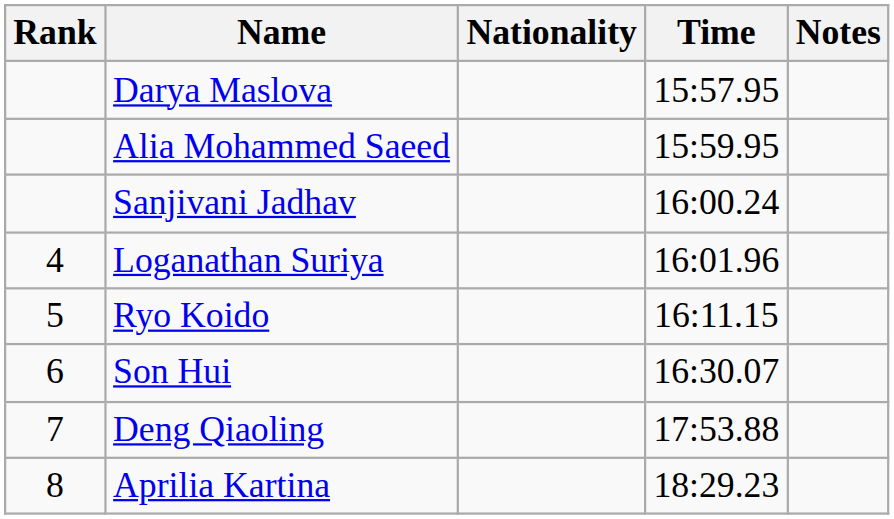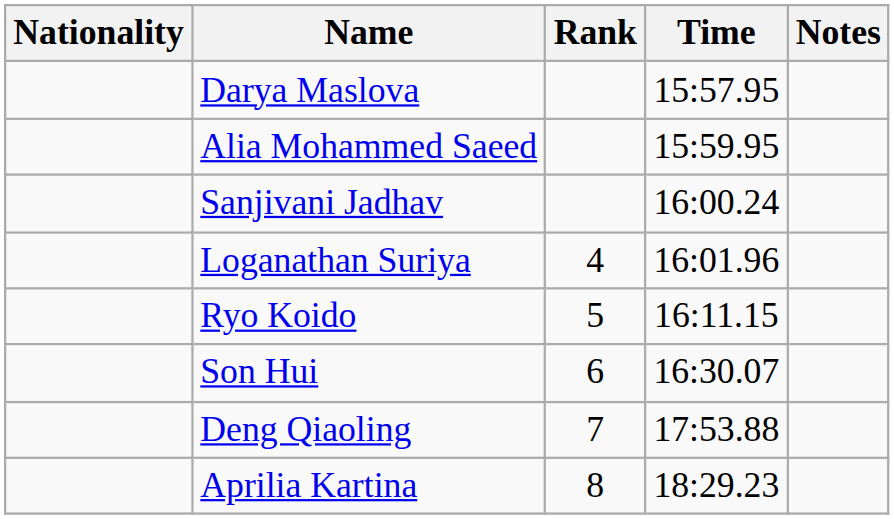columns swapped: (55, 32) <-> (552, 32)
